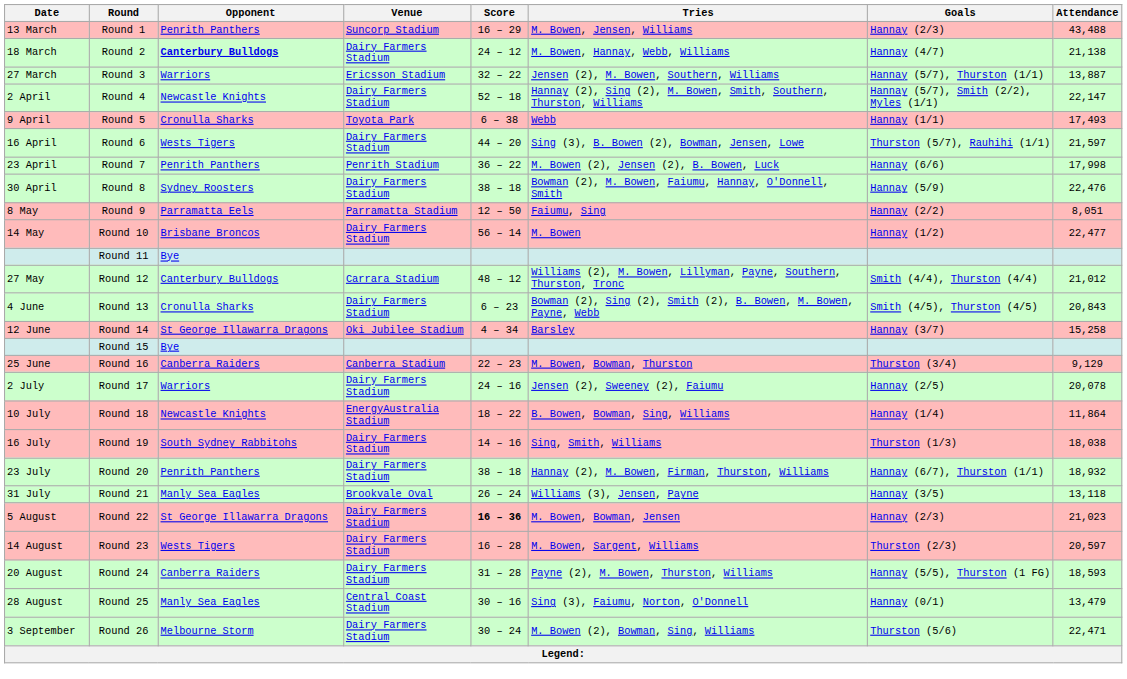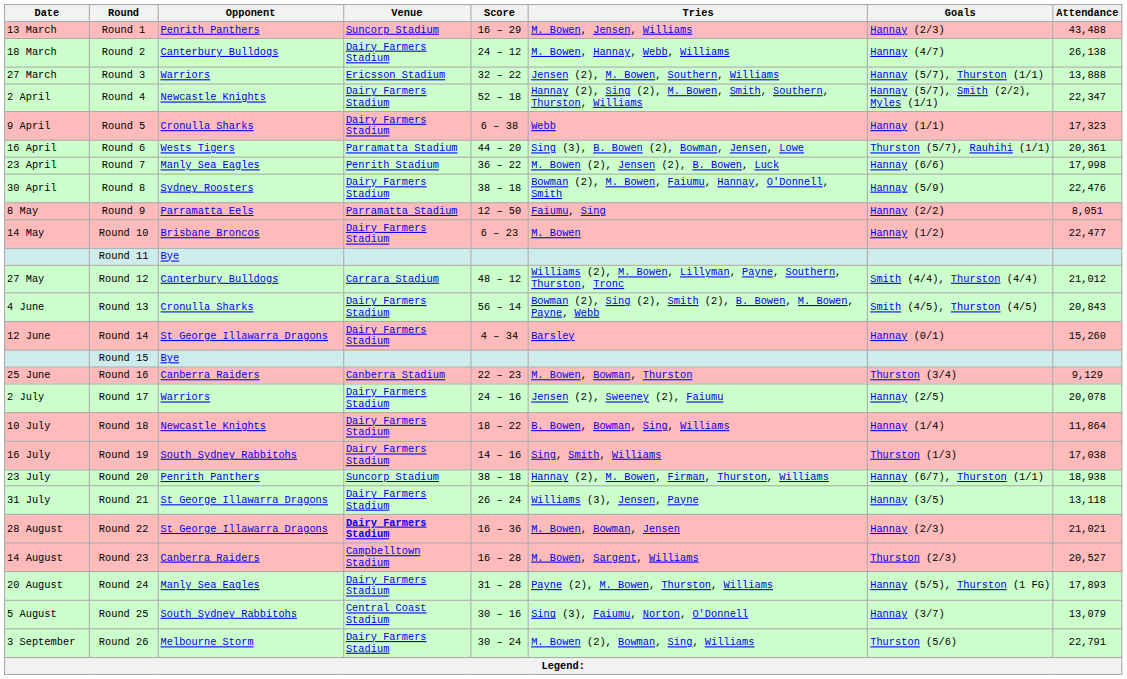(219, 52) bold -> (219, 52) normal
(1087, 52) 21,138 -> (1087, 52) 26,138
(1087, 75) 13,887 -> (1087, 75) 13,888
(1087, 97) 22,147 -> (1087, 97) 22,347
(380, 120) Toyota Park -> (386, 126) Dairy Farmers Stadium
(1087, 120) 17,493 -> (1087, 126) 17,323
(386, 143) Dairy Farmers Stadium -> (402, 149) Parramatta Stadium
(1087, 143) 21,597 -> (1087, 149) 20,361
(210, 165) Penrith Panthers -> (210, 165) Manly Sea Eagles
(499, 233) 56 – 14 -> (499, 233) 6 – 23
(499, 307) 6 – 23 -> (499, 307) 56 – 14
(405, 330) Oki Jubilee Stadium -> (386, 336) Dairy Farmers Stadium
(907, 330) Hannay (3/7) -> (907, 336) Hannay (0/1)
(1087, 330) 15,258 -> (1087, 336) 15,260
(392, 415) EnergyAustralia Stadium -> (386, 426) Dairy Farmers Stadium
(1087, 443) 18,038 -> (1087, 455) 17,038
(386, 472) Dairy Farmers Stadium -> (392, 478) Suncorp Stadium
(1087, 472) 18,932 -> (1087, 478) 18,938
(210, 494) Manly Sea Eagles -> (244, 500) St George Illawarra Dragons
(389, 494) Brookvale Oval -> (386, 500) Dairy Farmers Stadium
(32, 517) 5 August -> (35, 529) 28 August
(386, 517) normal -> (386, 529) bold
(499, 517) bold -> (499, 529) normal
(1087, 517) 21,023 -> (1087, 529) 21,021
(198, 545) Wests Tigers -> (210, 557) Canberra Raiders
(386, 545) Dairy Farmers Stadium -> (383, 557) Campbelltown Stadium
(1087, 545) 20,597 -> (1087, 557) 20,527
(210, 574) Canberra Raiders -> (210, 586) Manly Sea Eagles
(1087, 574) 18,593 -> (1087, 586) 17,893
(35, 602) 28 August -> (32, 614) 5 August
(210, 602) Manly Sea Eagles -> (229, 614) South Sydney Rabbitohs
(907, 602) Hannay (0/1) -> (907, 614) Hannay (3/7)
(1087, 602) 13,479 -> (1087, 614) 13,079
(1087, 631) 22,471 -> (1087, 643) 22,791
